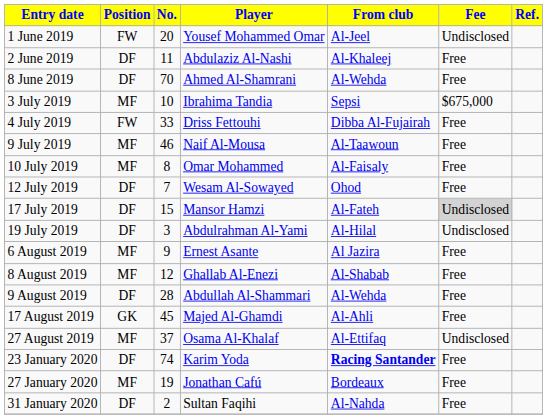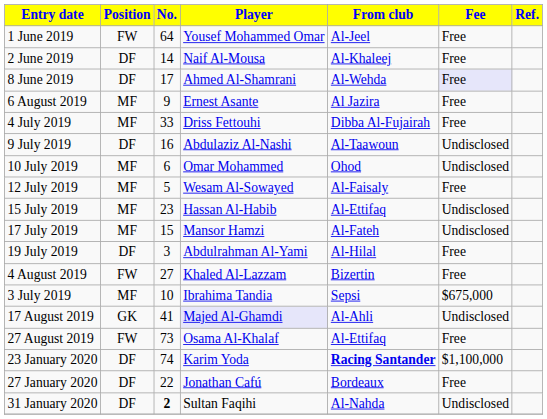(167, 36) 20 -> (167, 36) 64
(475, 36) Undisclosed -> (454, 36) Free
(167, 58) 11 -> (167, 58) 14
(237, 58) Abdulaziz Al-Nashi -> (224, 58) Naif Al-Mousa
(167, 79) 70 -> (167, 79) 17
(454, 79) no background -> (454, 79) lavender background
rows swapped: (39, 101) <-> (47, 252)
(127, 123) FW -> (127, 123) MF
(127, 144) MF -> (127, 144) DF
(167, 144) 46 -> (167, 144) 16
(224, 144) Naif Al-Mousa -> (237, 144) Abdulaziz Al-Nashi
(454, 144) Free -> (475, 144) Undisclosed
(167, 166) 8 -> (167, 166) 6
(360, 166) Al-Faisaly -> (346, 166) Ohod
(454, 166) Free -> (475, 166) Undisclosed
(127, 187) DF -> (127, 187) MF
(167, 187) 7 -> (167, 187) 5
(346, 187) Ohod -> (360, 187) Al-Faisaly
+ row: (43, 209)
(127, 209) DF -> (127, 230) MF
(475, 209) lightgrey background -> (475, 230) no background
(475, 230) Undisclosed -> (454, 252) Free
+ row: (47, 274)
- row: (47, 274)
- row: (47, 295)
(167, 317) 45 -> (167, 317) 41
(233, 317) no background -> (233, 317) lavender background
(454, 317) Free -> (475, 317) Undisclosed
(127, 338) MF -> (127, 338) FW
(167, 338) 37 -> (167, 338) 73
(475, 338) Undisclosed -> (454, 338) Free
(454, 360) Free -> (472, 360) $1,100,000
(127, 381) MF -> (127, 381) DF
(167, 381) 19 -> (167, 381) 22
(167, 403) normal -> (167, 403) bold
(454, 403) Free -> (475, 403) Undisclosed
